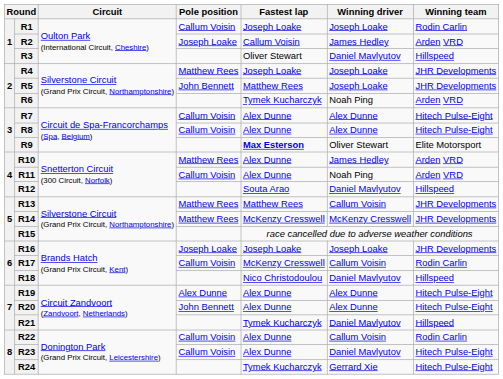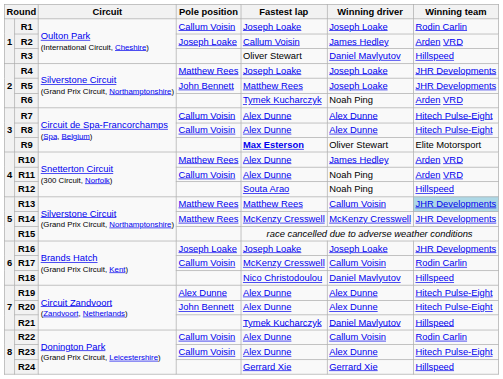(365, 189) Daniel Mavlyutov -> (351, 189) Noah Ping
(456, 204) no background -> (456, 204) lightblue background
(365, 352) Daniel Mavlyutov -> (353, 352) Alex Dunne
(282, 366) Tymek Kucharczyk -> (267, 366) Gerrard Xie
(454, 366) Hitech Pulse-Eight -> (435, 366) Hillspeed
